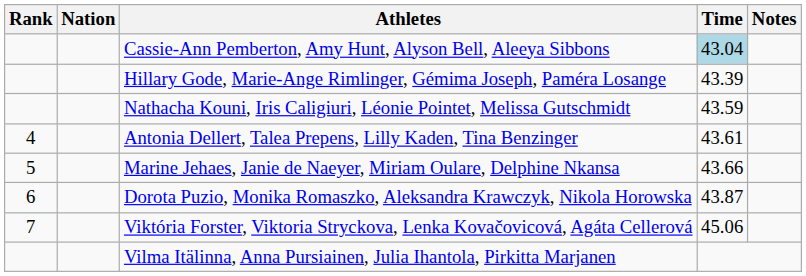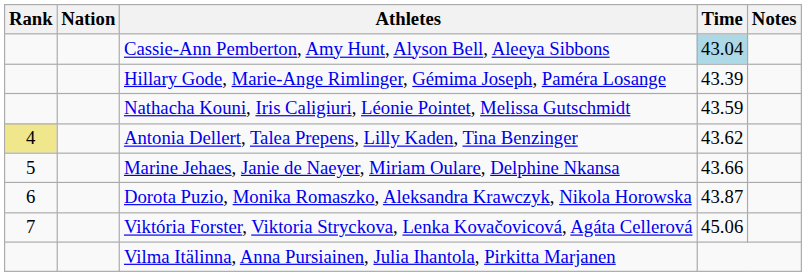(31, 138) no background -> (31, 138) khaki background
(722, 138) 43.61 -> (722, 138) 43.62
